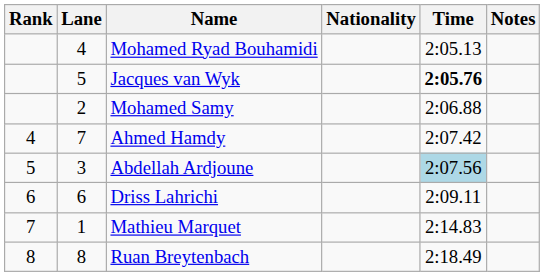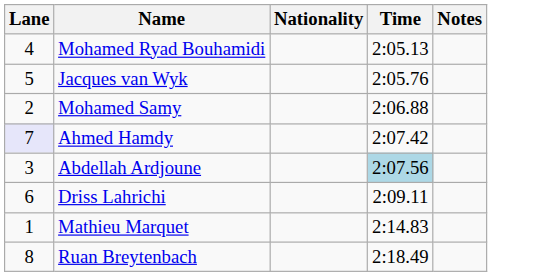- column: (31, 19)
(453, 78) bold -> (400, 78) normal
(82, 138) no background -> (29, 138) lavender background
